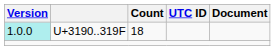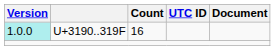(137, 31) 18 -> (137, 31) 16
